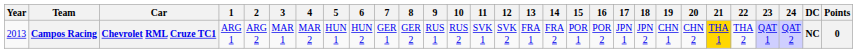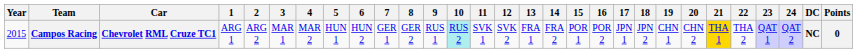(16, 34) 2013 -> (16, 34) 2015
(459, 34) no background -> (459, 34) paleturquoise background
